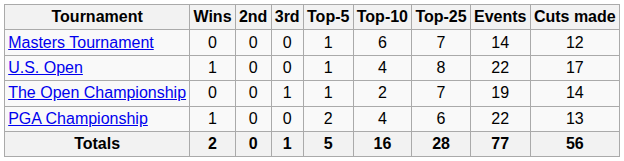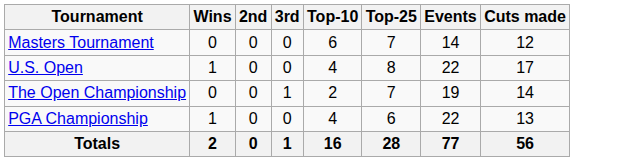- column: (328, 17)
